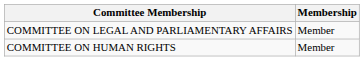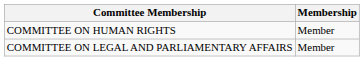rows swapped: (91, 47) <-> (150, 30)
